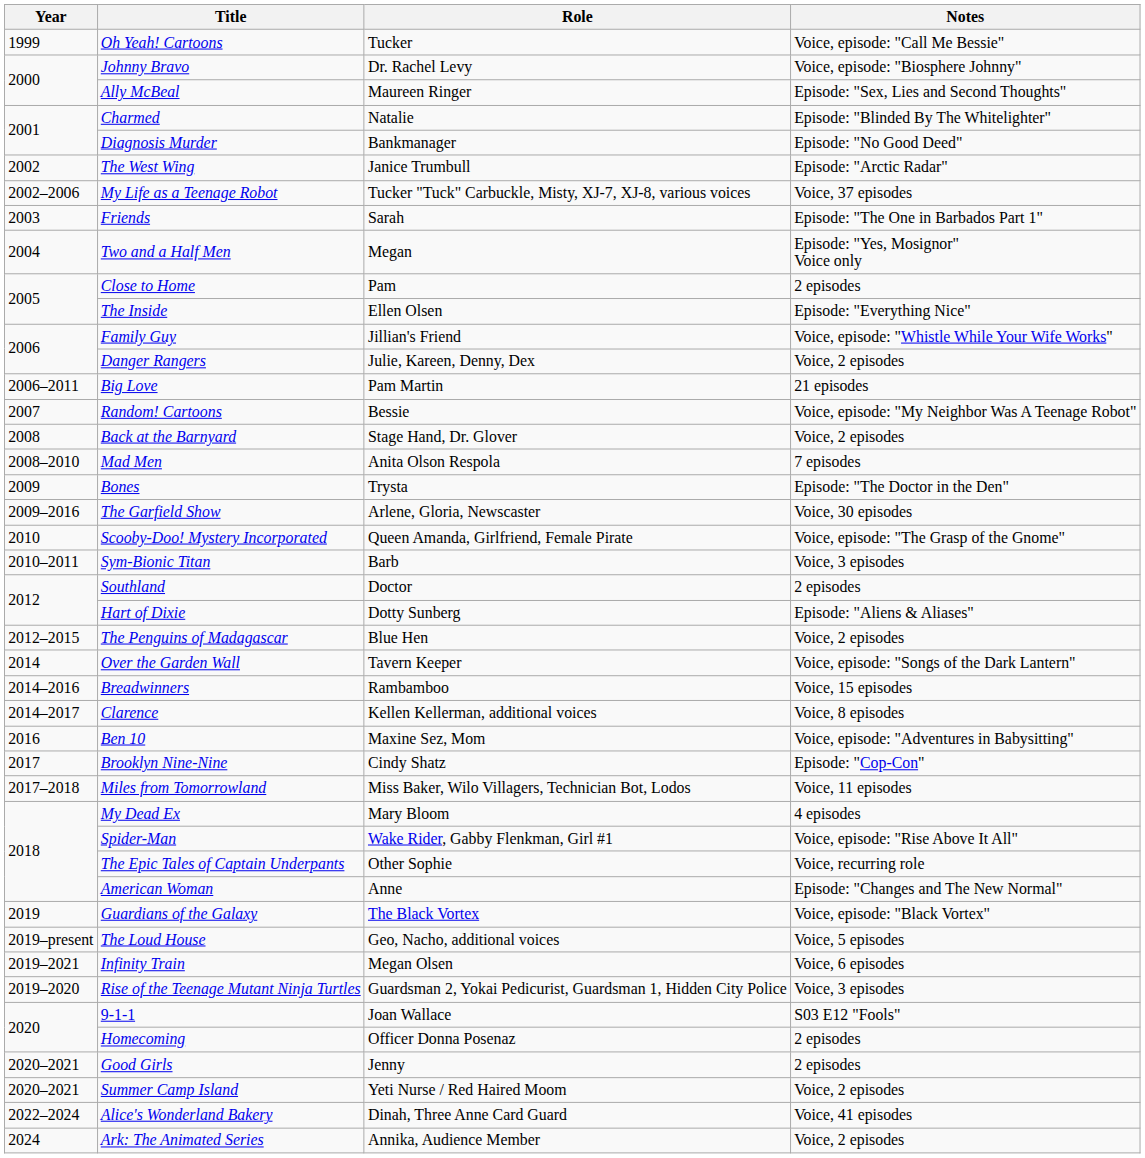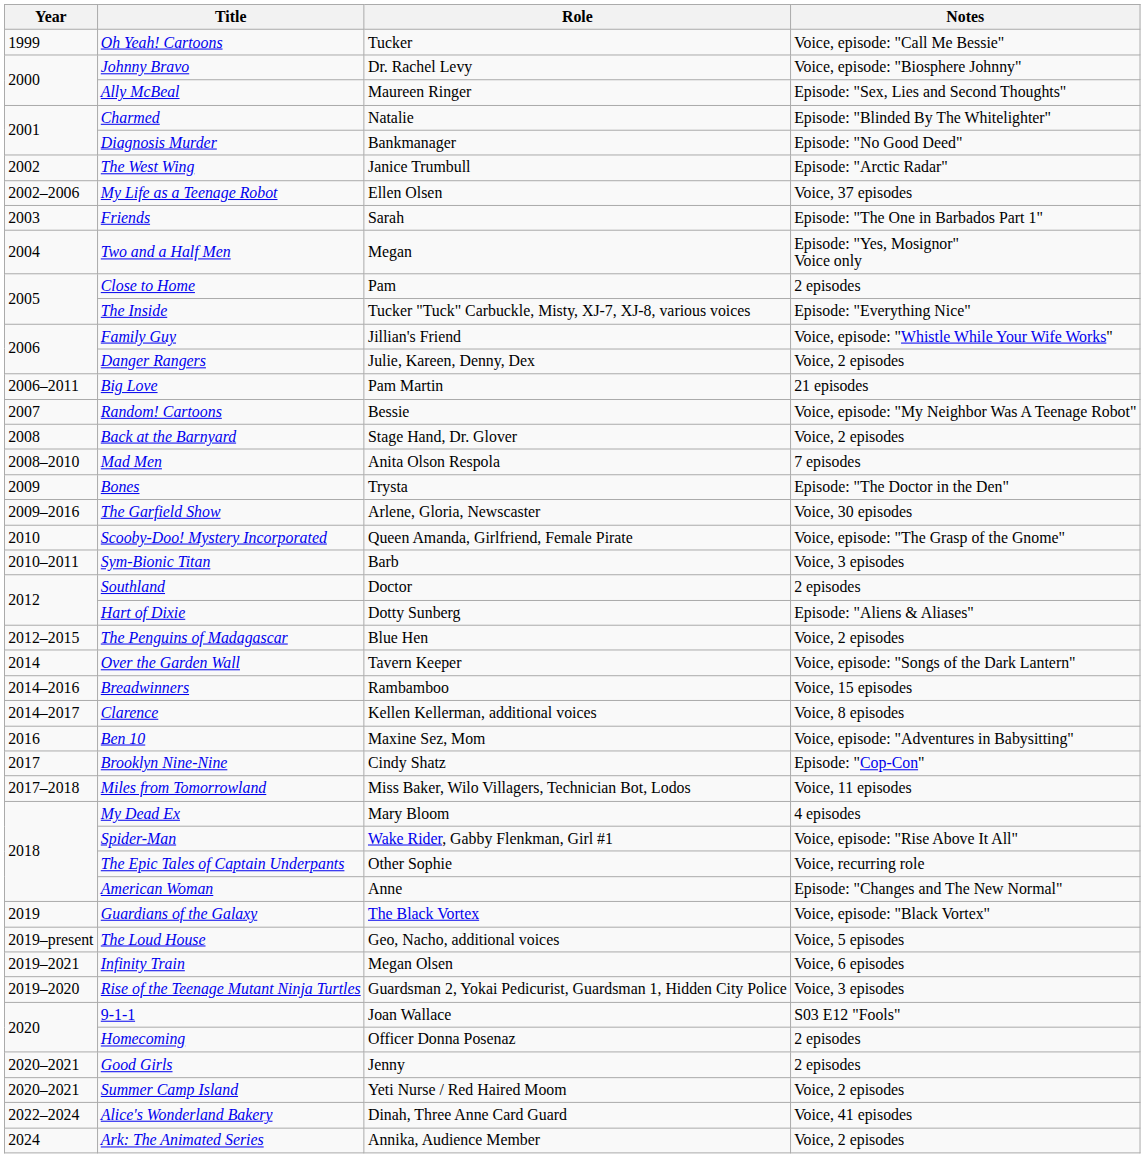(559, 192) Tucker "Tuck" Carbuckle, Misty, XJ-7, XJ-8, various voices -> (405, 192) Ellen Olsen
(405, 311) Ellen Olsen -> (559, 311) Tucker "Tuck" Carbuckle, Misty, XJ-7, XJ-8, various voices
